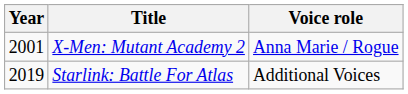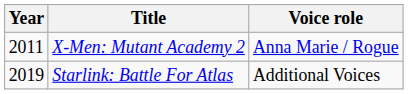(26, 46) 2001 -> (26, 46) 2011
